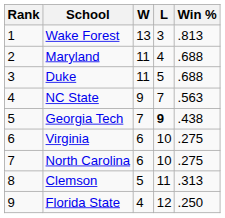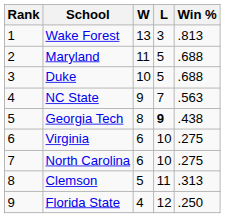(160, 56) 4 -> (160, 56) 5
(143, 77) 11 -> (143, 77) 10
(140, 118) 7 -> (140, 118) 8
